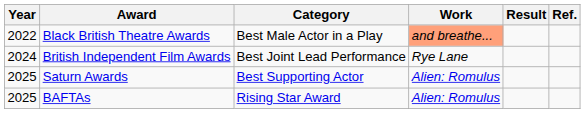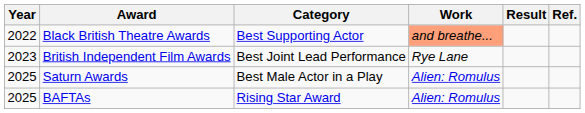(310, 35) Best Male Actor in a Play -> (300, 35) Best Supporting Actor
(22, 56) 2024 -> (22, 56) 2023
(300, 77) Best Supporting Actor -> (310, 77) Best Male Actor in a Play
